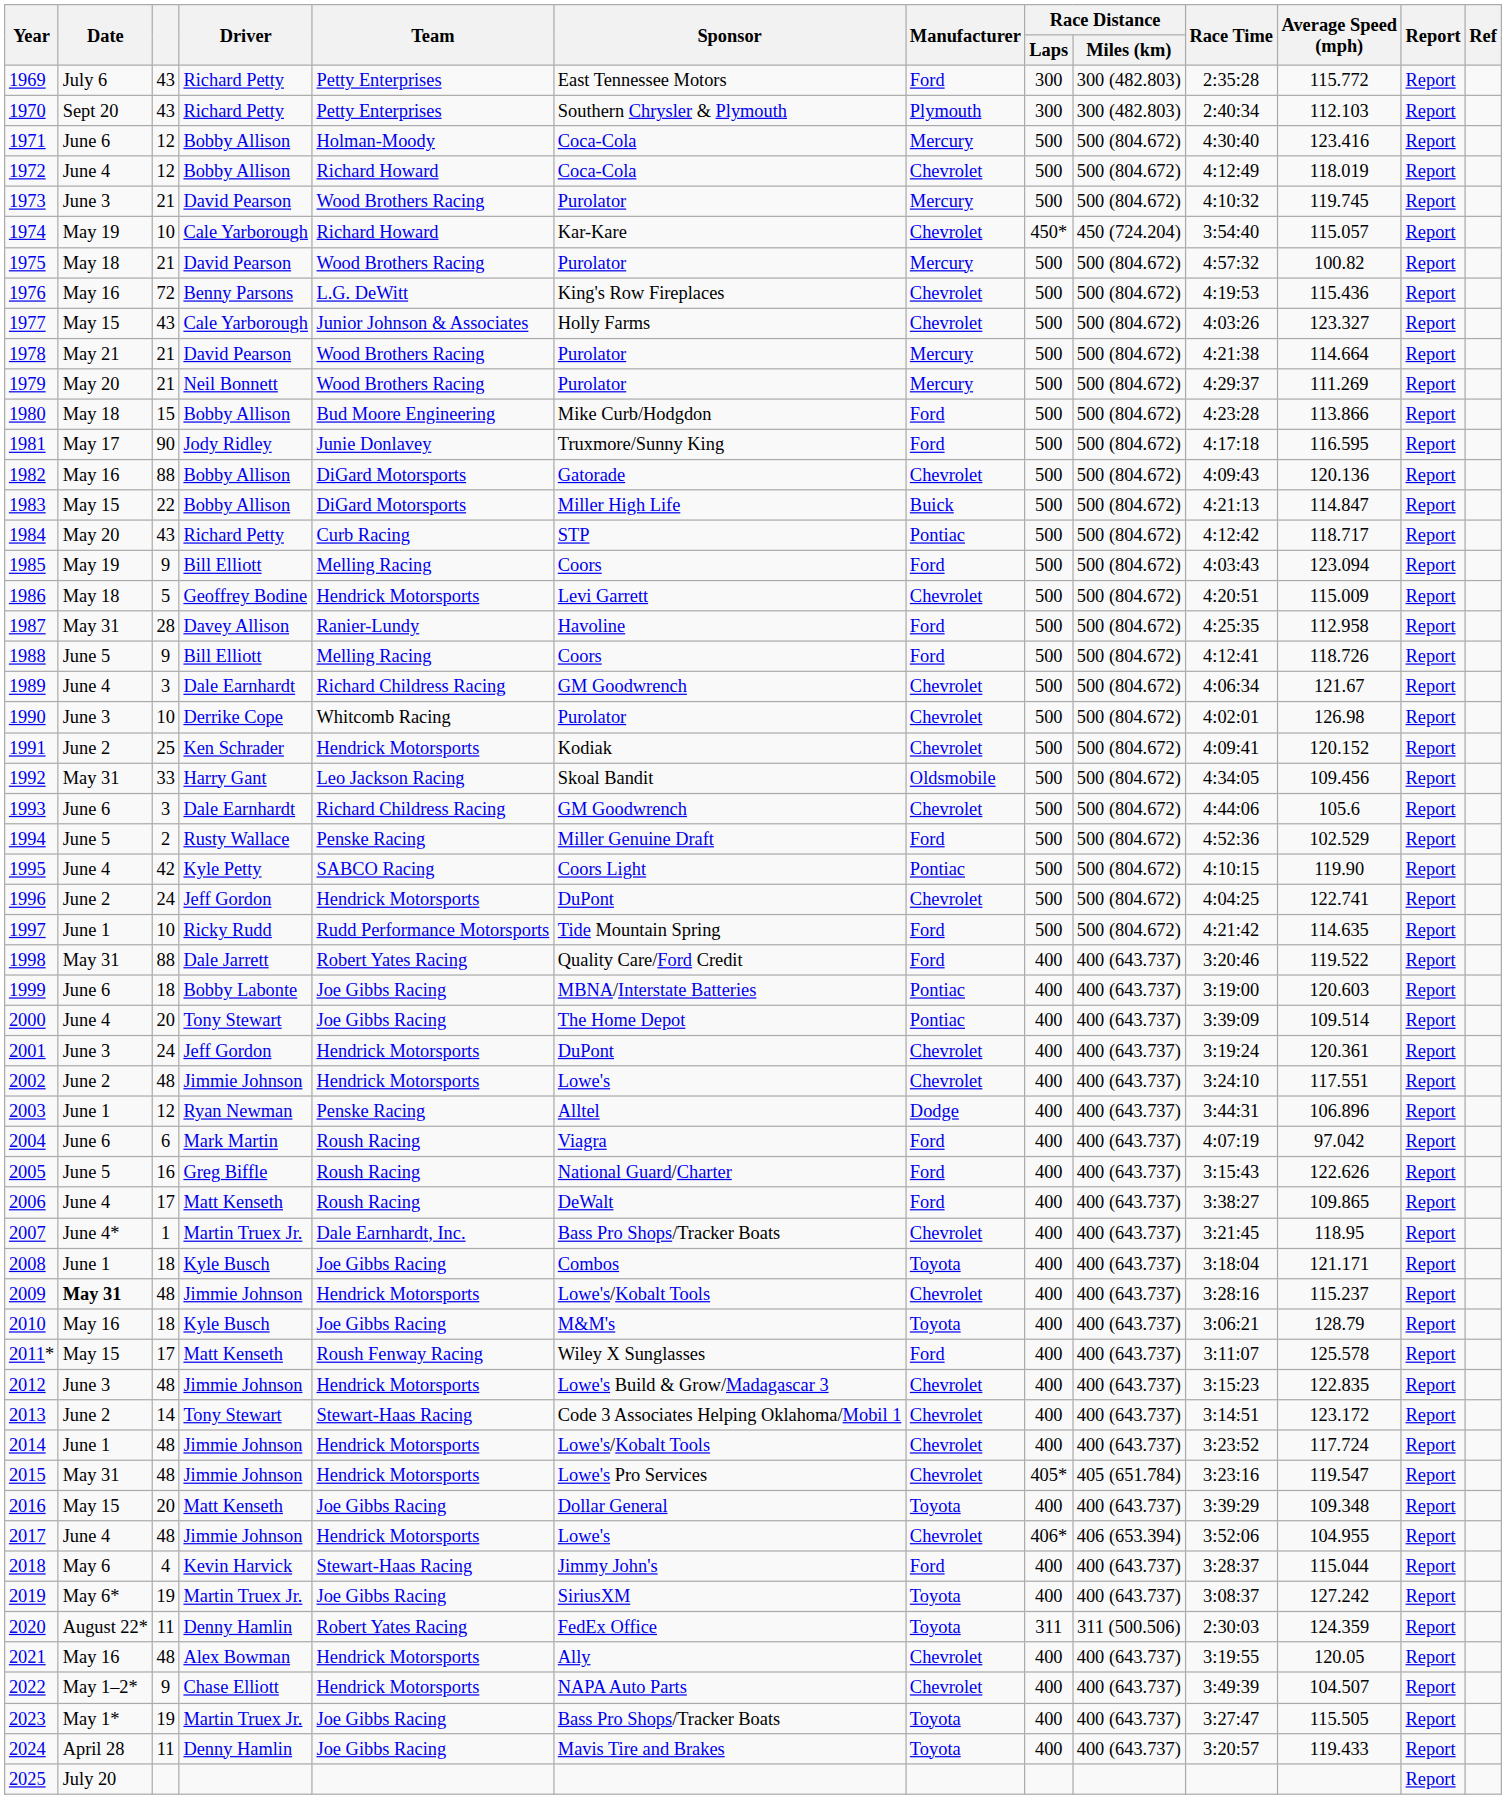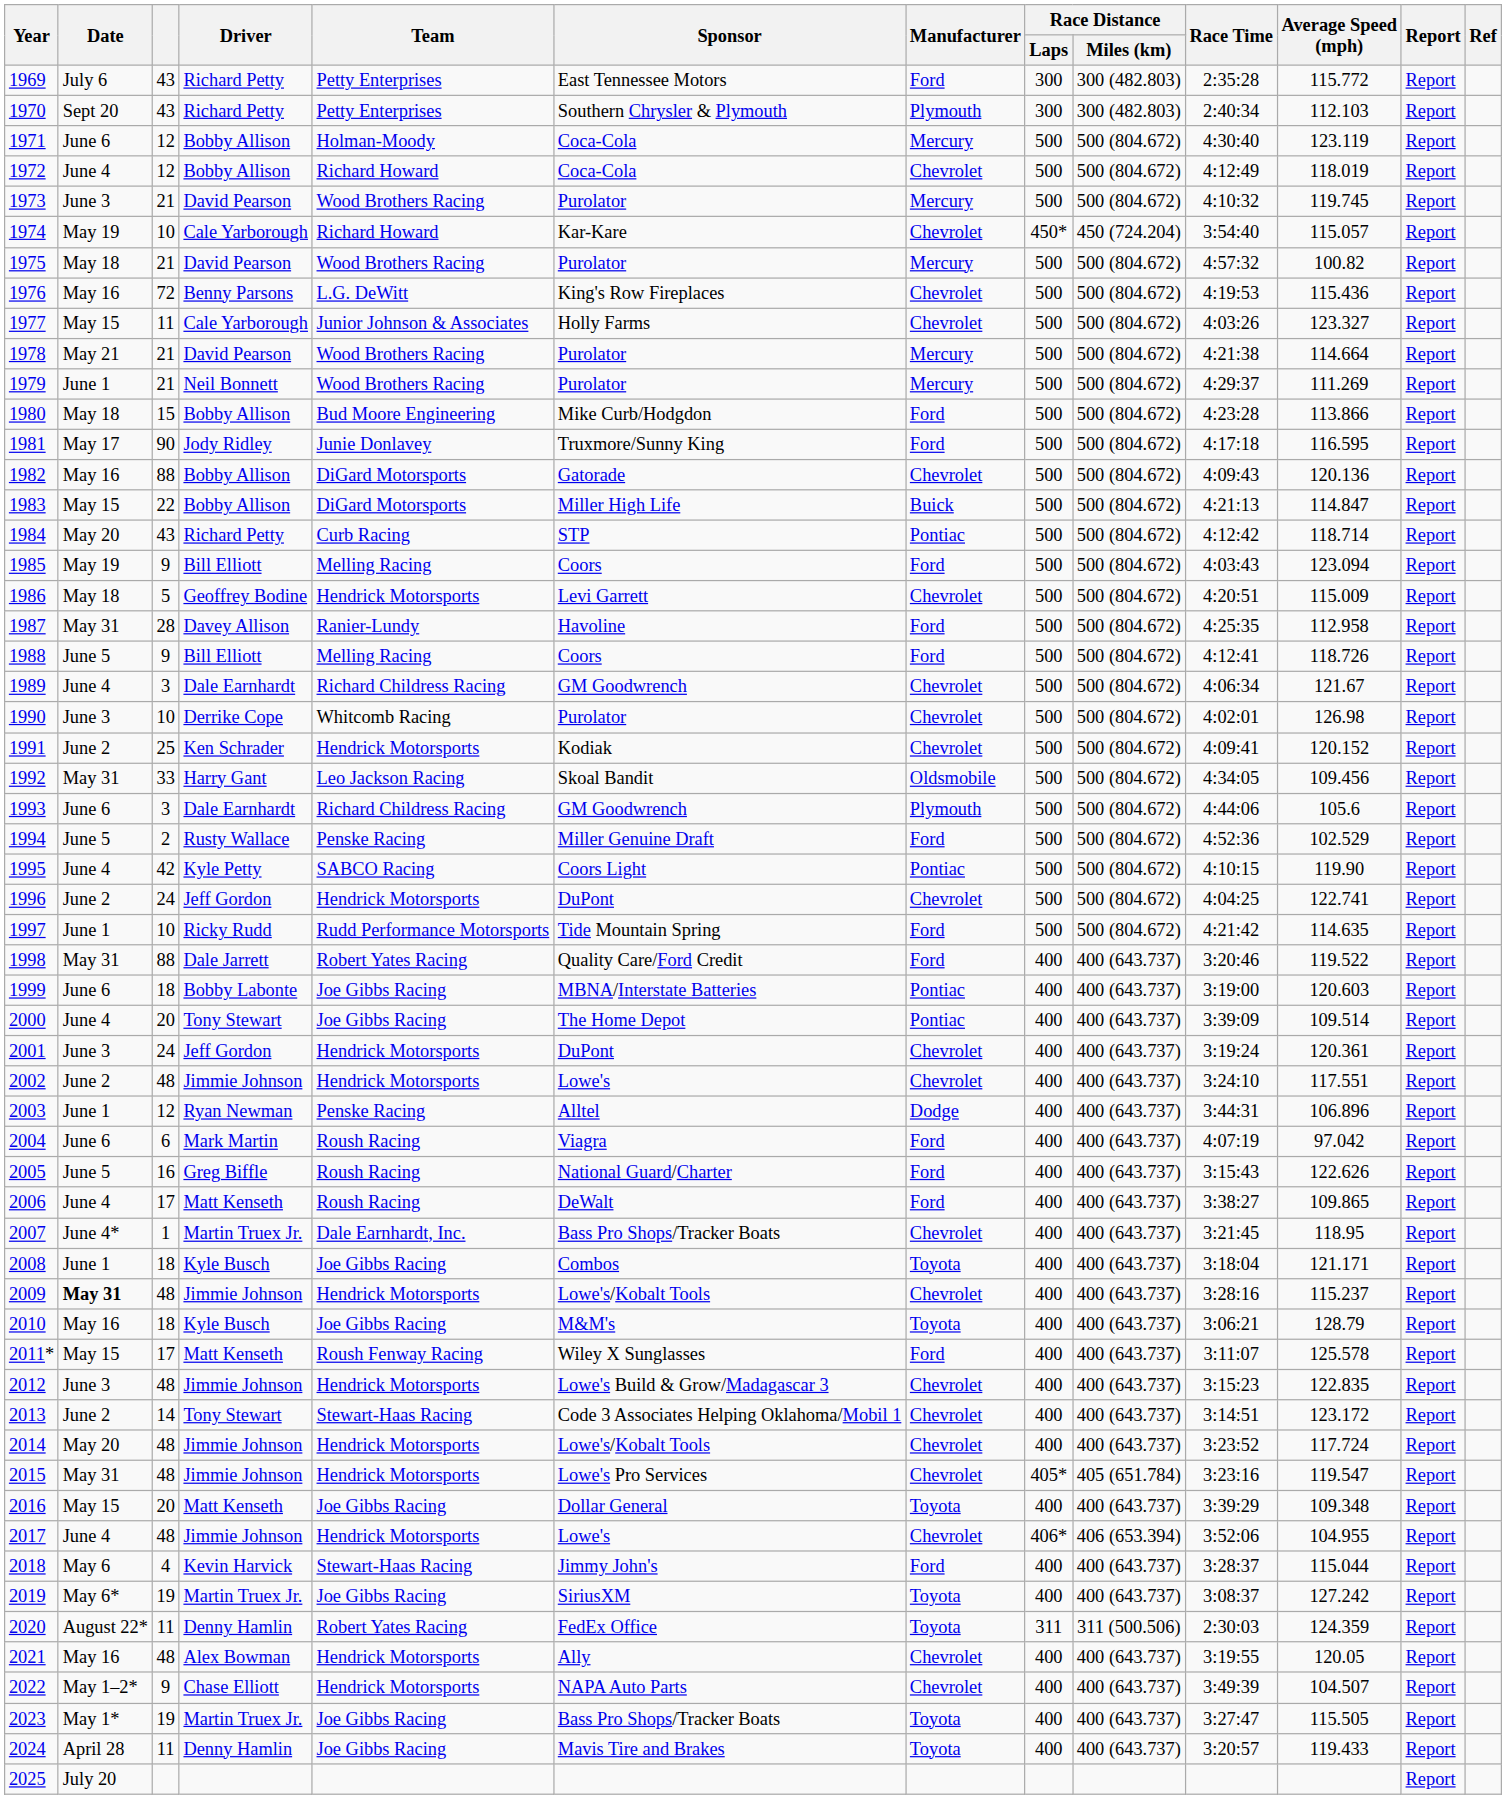(1339, 141) 123.416 -> (1339, 141) 123.119
(166, 323) 43 -> (166, 323) 11
(91, 383) May 20 -> (86, 383) June 1
(1339, 535) 118.717 -> (1339, 535) 118.714
(946, 808) Chevrolet -> (946, 808) Plymouth
(86, 1445) June 1 -> (91, 1445) May 20
